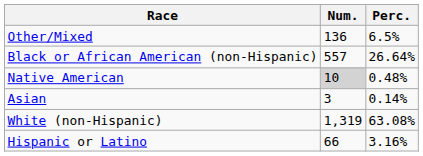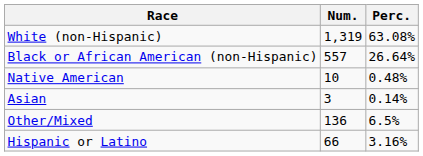rows swapped: (85, 120) <-> (50, 36)
(331, 78) lightgrey background -> (331, 78) no background
